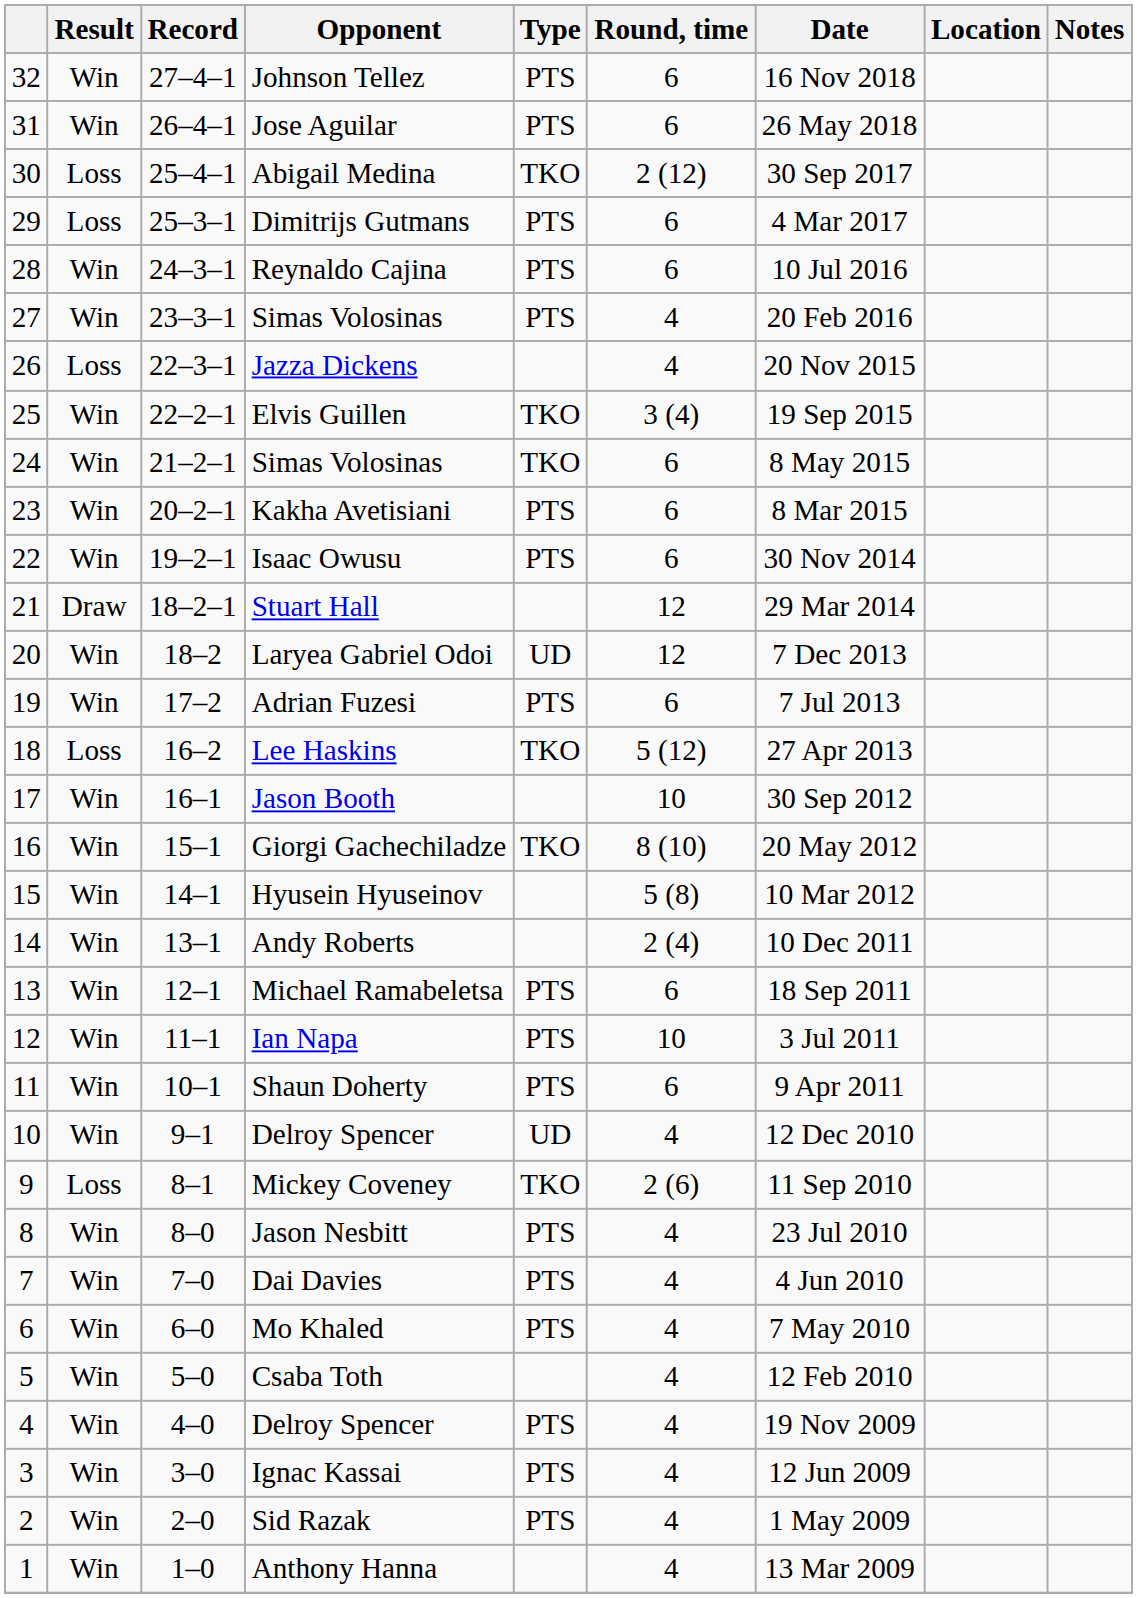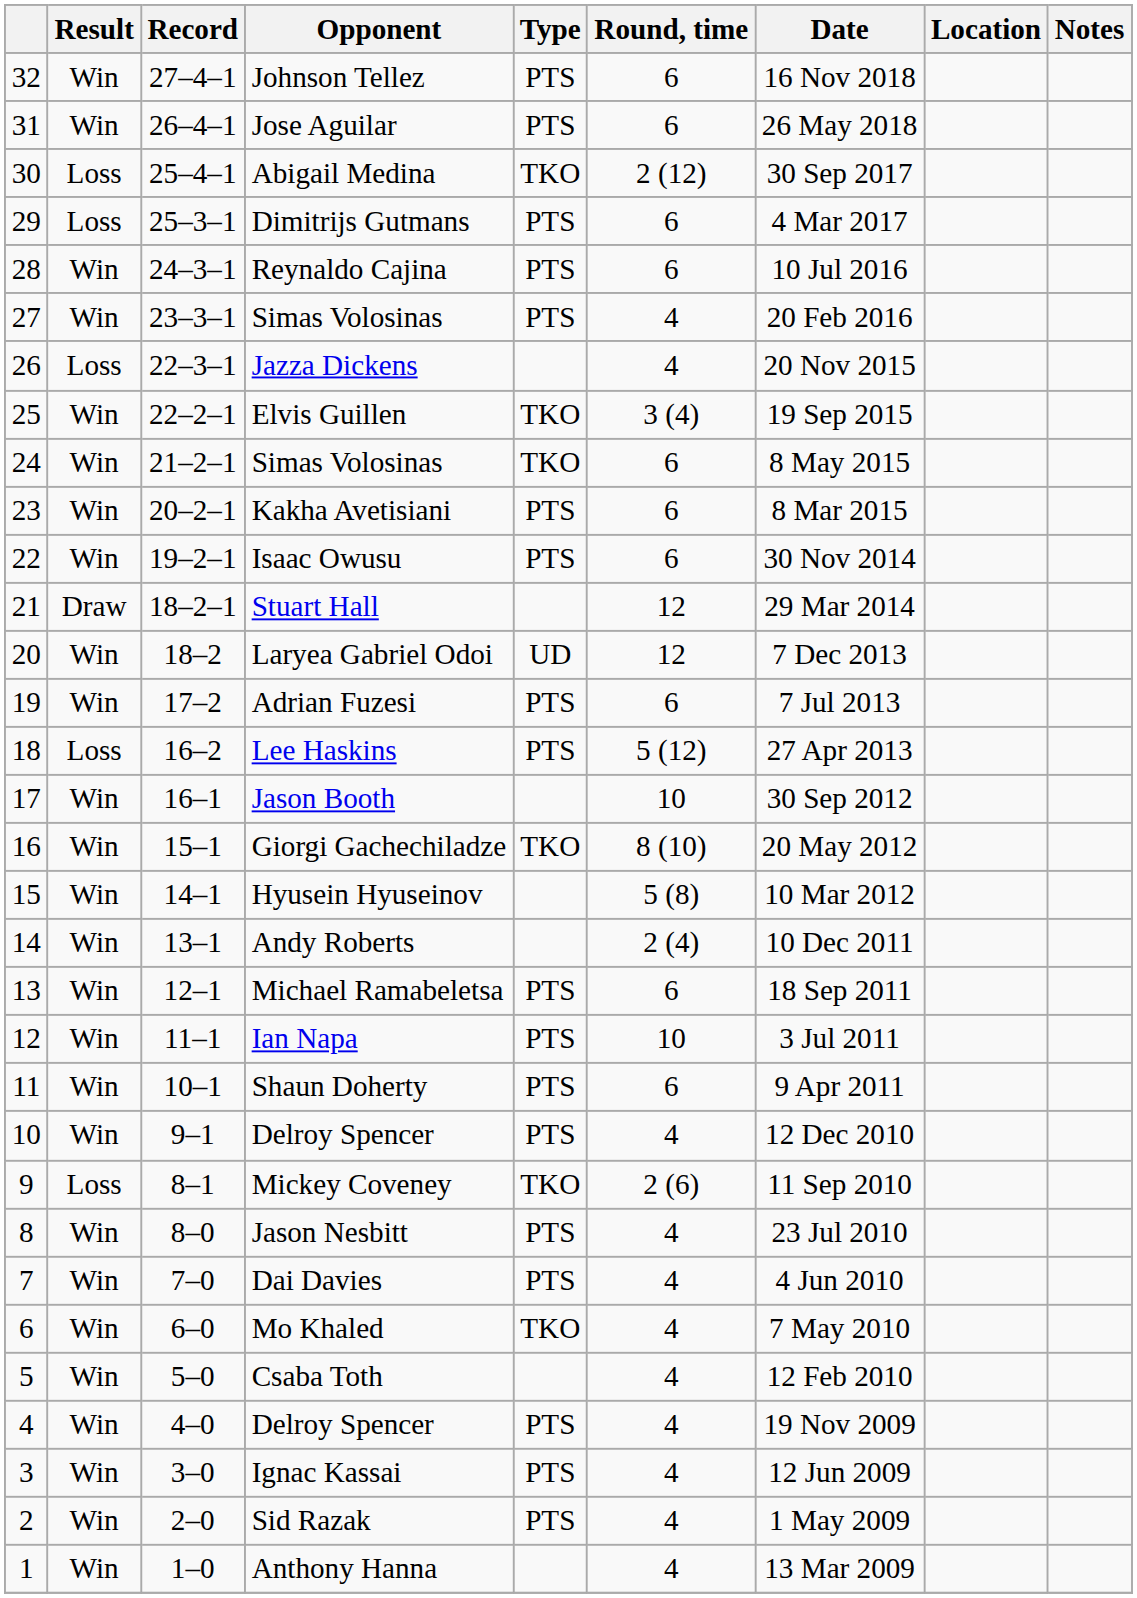(550, 750) TKO -> (550, 750) PTS
(550, 1135) UD -> (550, 1135) PTS
(550, 1327) PTS -> (550, 1327) TKO
